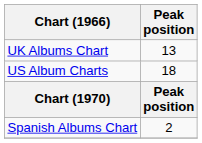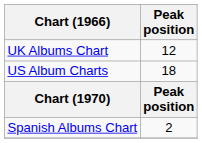(169, 50) 13 -> (169, 50) 12
